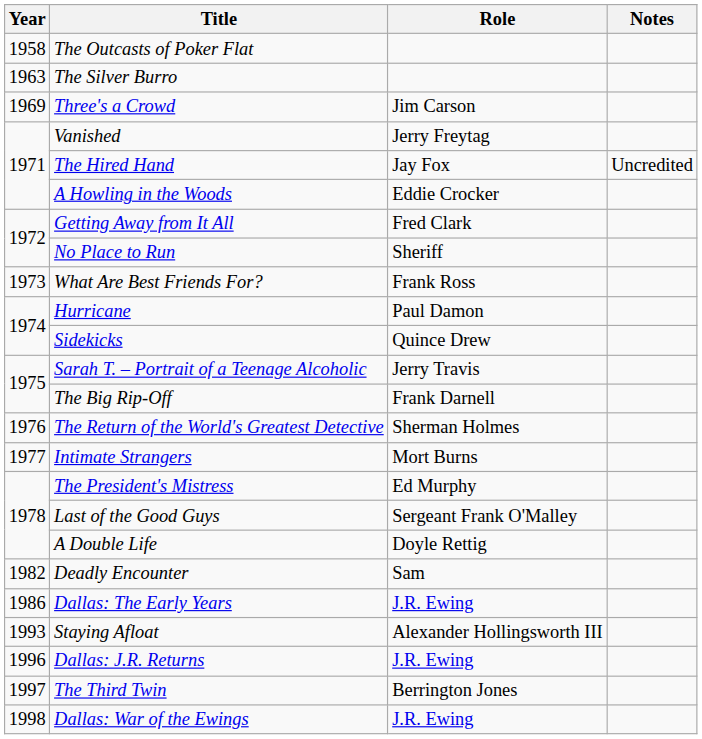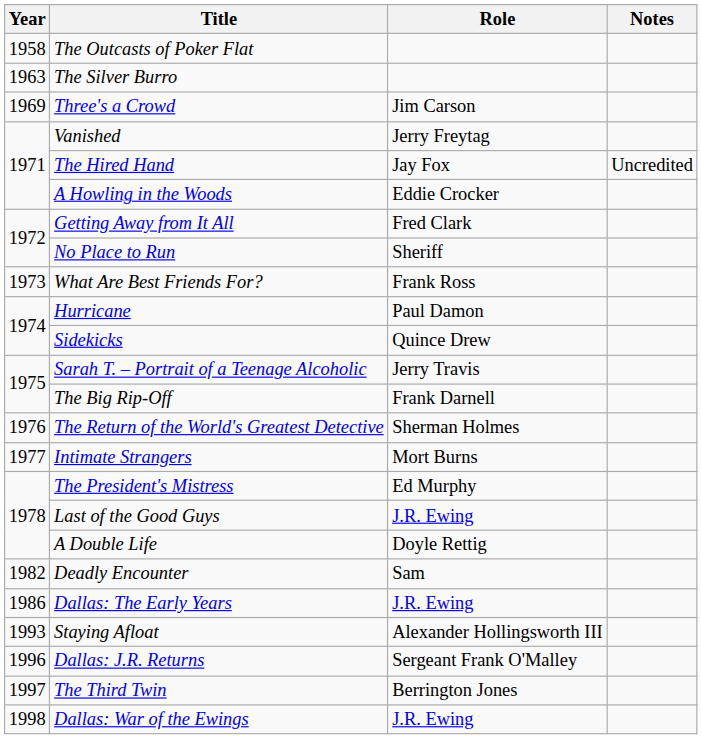(485, 515) Sergeant Frank O'Malley -> (433, 515) J.R. Ewing
(433, 661) J.R. Ewing -> (485, 661) Sergeant Frank O'Malley
